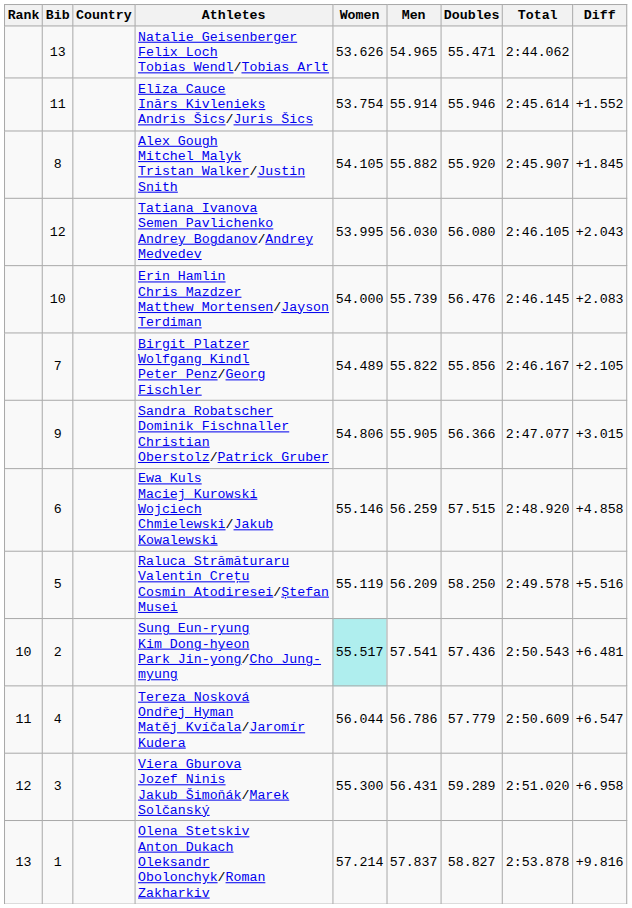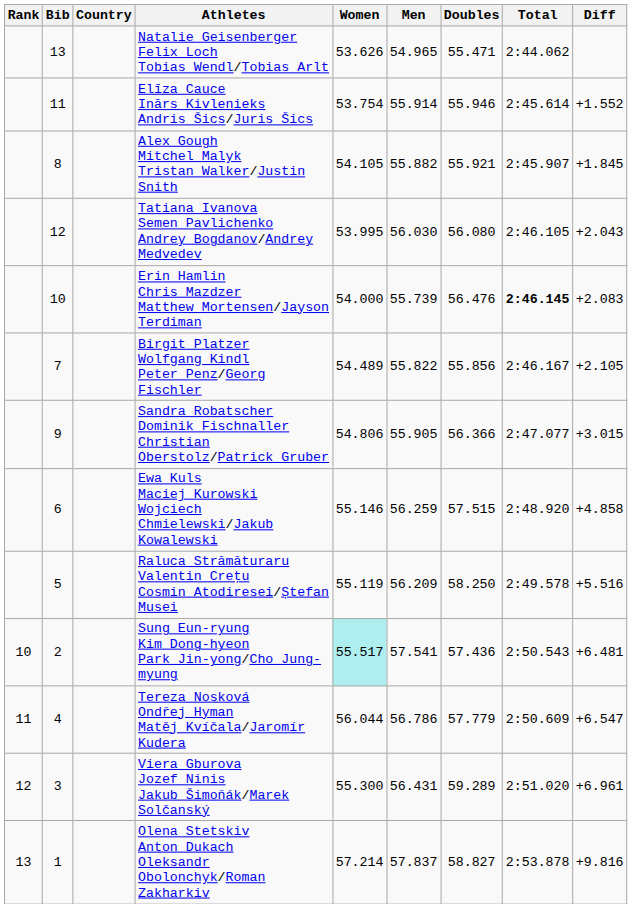(472, 164) 55.920 -> (472, 164) 55.921
(538, 299) normal -> (538, 299) bold
(600, 787) +6.958 -> (600, 787) +6.961
